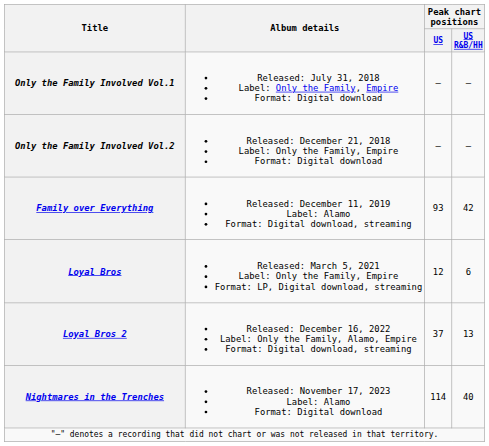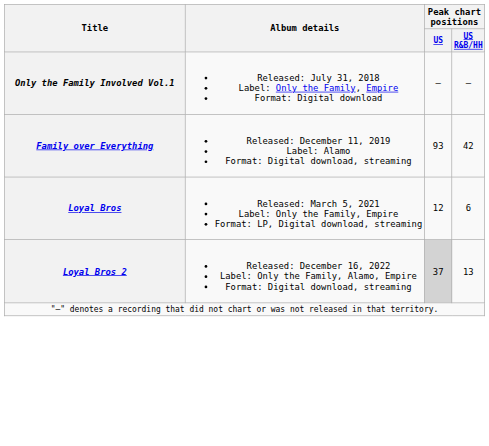- row: (95, 146)
(438, 334) no background -> (438, 271) lightgrey background
- row: (95, 397)
